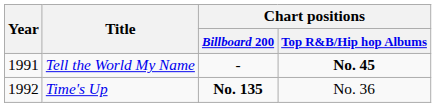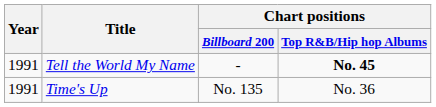(23, 89) 1992 -> (23, 89) 1991
(238, 89) bold -> (238, 89) normal
